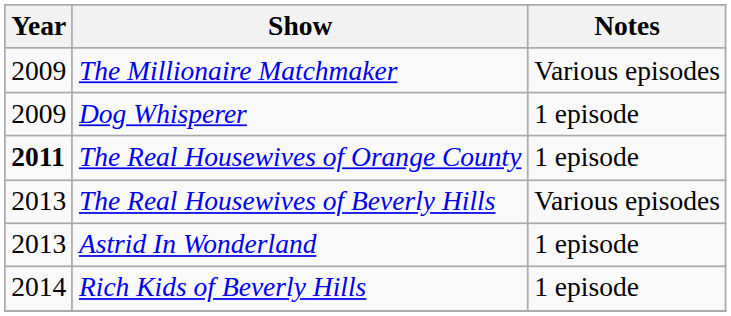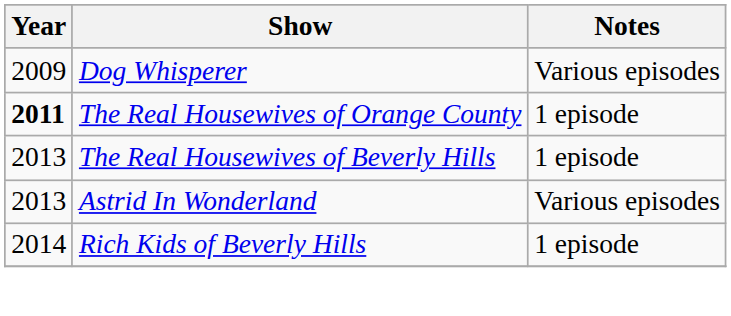- row: (238, 69)
(587, 113) 1 episode -> (627, 69) Various episodes
(627, 200) Various episodes -> (587, 157) 1 episode
(587, 244) 1 episode -> (627, 200) Various episodes
